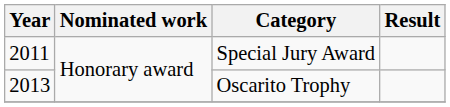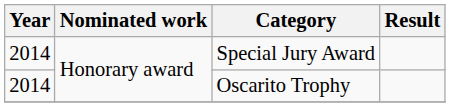(29, 53) 2011 -> (30, 53) 2014
(30, 85) 2013 -> (30, 85) 2014
